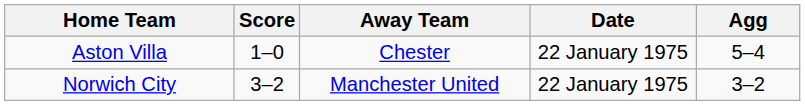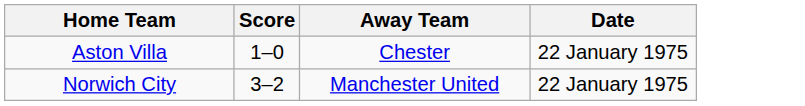- column: (748, 20)
